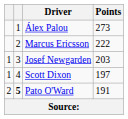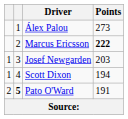(103, 44) normal -> (103, 44) bold
(103, 75) 197 -> (103, 75) 194
